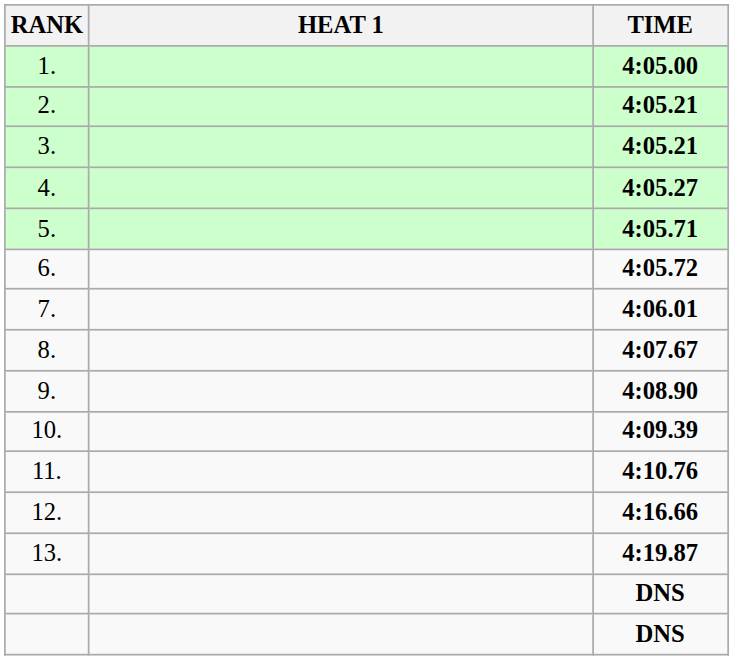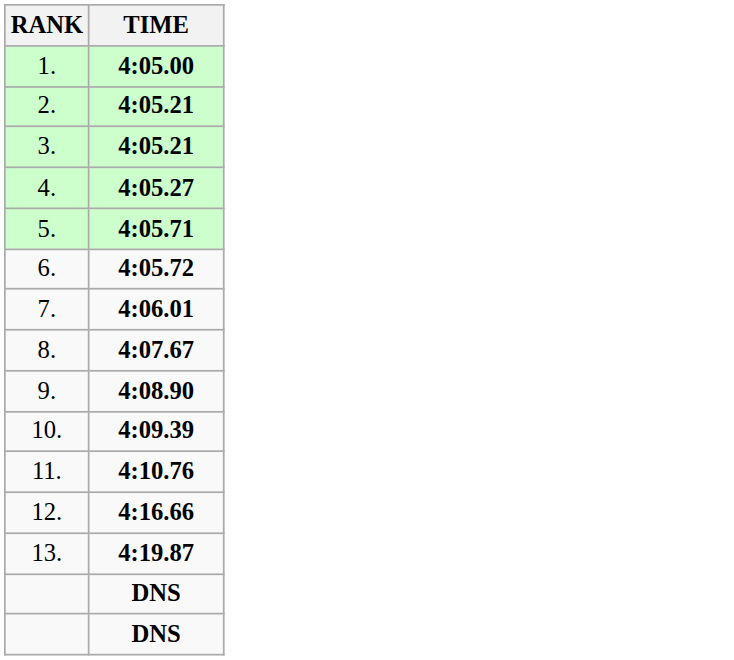- column: (341, 25)
